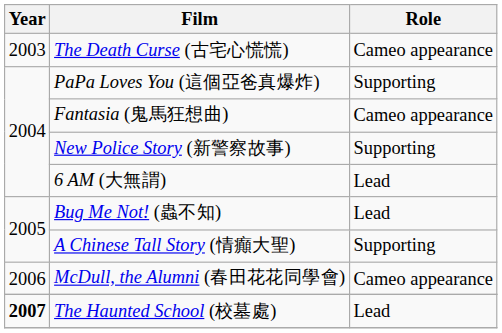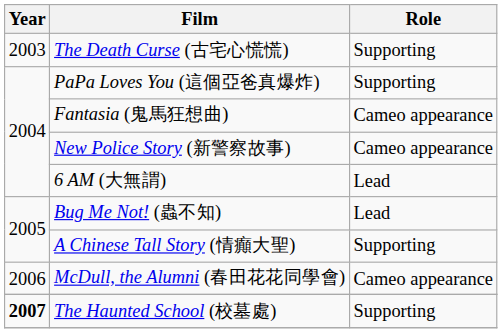(423, 49) Cameo appearance -> (394, 49) Supporting
(394, 147) Supporting -> (423, 147) Cameo appearance
(372, 311) Lead -> (394, 311) Supporting
